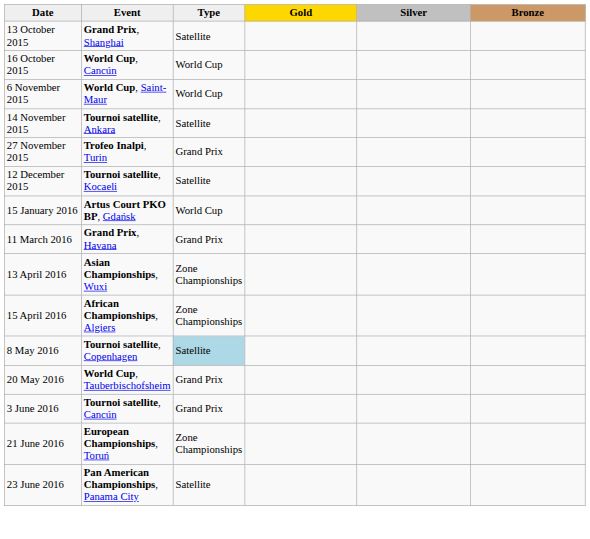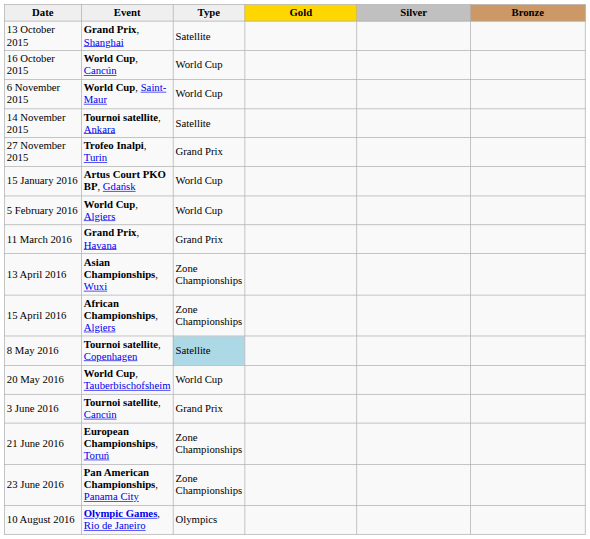- row: (36, 181)
+ row: (42, 210)
(199, 379) Grand Prix -> (199, 379) World Cup
(193, 485) Satellite -> (209, 485) Zone Championships
+ row: (41, 520)
